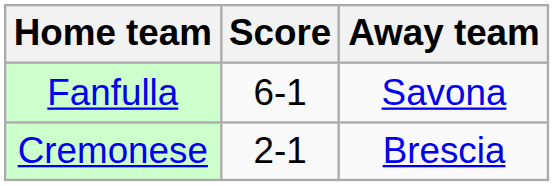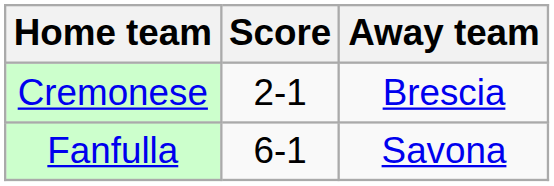rows swapped: (113, 150) <-> (113, 92)
